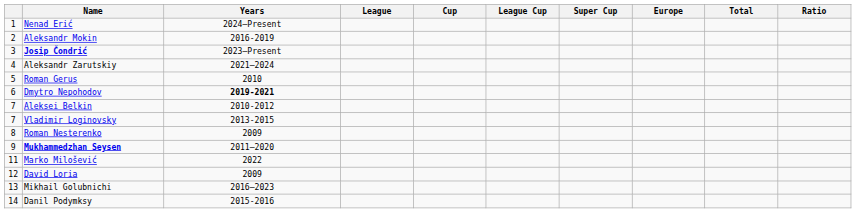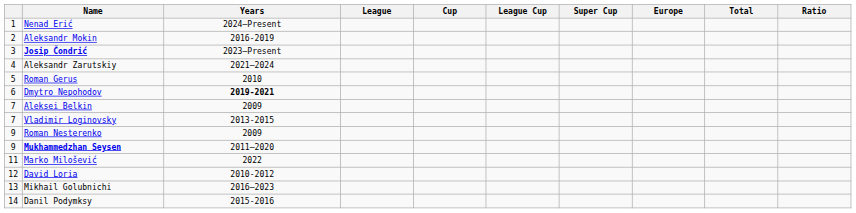(252, 106) 2010-2012 -> (252, 106) 2009
(13, 133) 8 -> (13, 133) 9
(252, 174) 2009 -> (252, 174) 2010-2012
